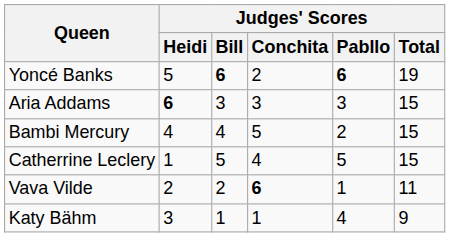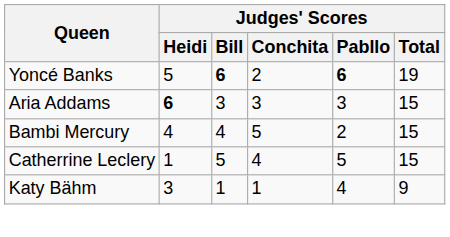- row: (51, 189)
